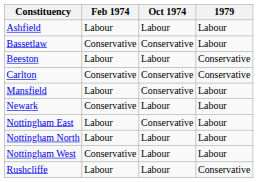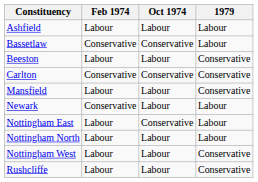(167, 91) Conservative -> (155, 91) Labour
(212, 91) Labour -> (224, 91) Conservative
(110, 153) Conservative -> (99, 153) Labour
(212, 153) Labour -> (224, 153) Conservative
